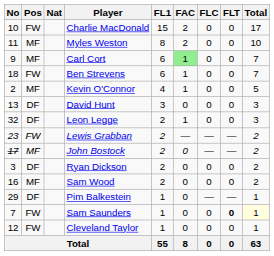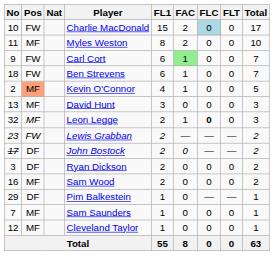(209, 28) no background -> (209, 28) lightblue background
(33, 58) MF -> (33, 58) FW
(33, 89) no background -> (33, 89) lightsalmon background
(33, 105) DF -> (33, 105) MF
(33, 120) DF -> (33, 120) MF
(209, 120) normal -> (209, 120) bold
(33, 151) MF -> (33, 151) DF
(33, 212) FW -> (33, 212) MF
(232, 212) bold -> (232, 212) normal
(256, 212) lightyellow background -> (256, 212) no background
(33, 228) FW -> (33, 228) MF
